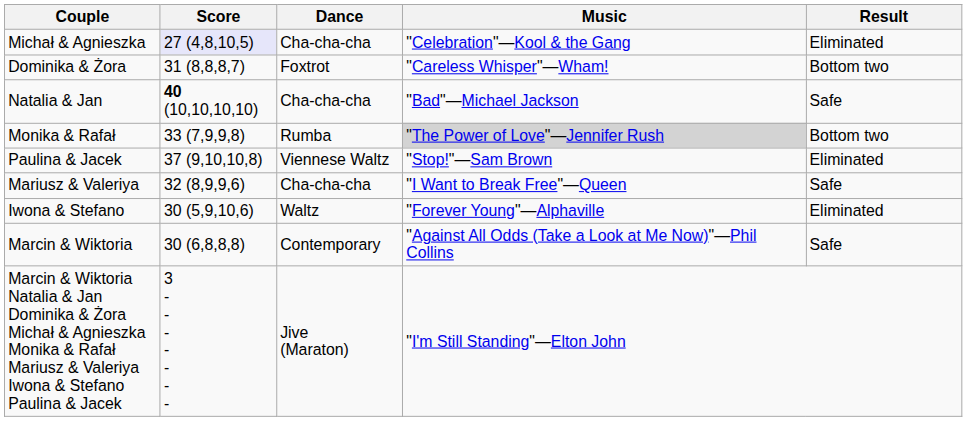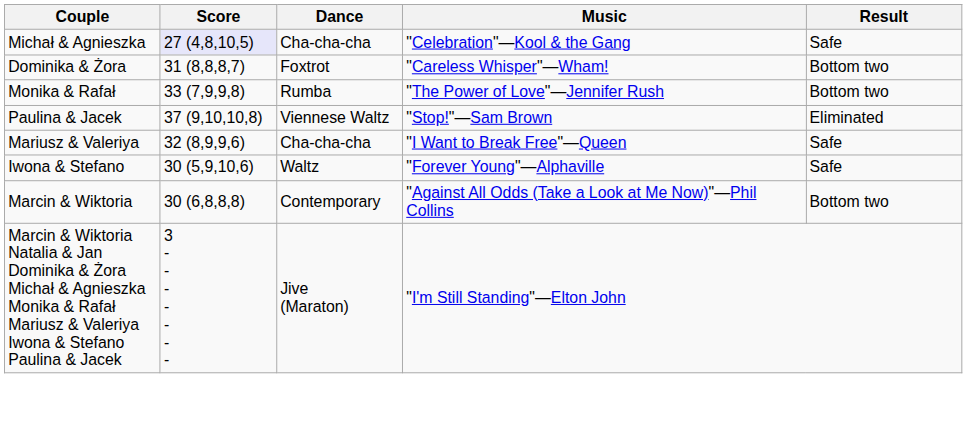(847, 42) Eliminated -> (826, 42) Safe
- row: (55, 101)
(535, 135) lightgrey background -> (535, 92) no background
(847, 210) Eliminated -> (826, 167) Safe
(826, 244) Safe -> (849, 201) Bottom two
